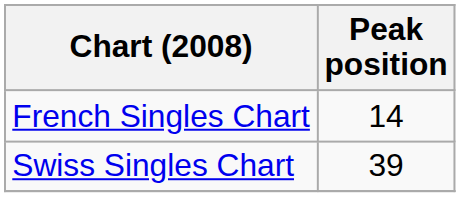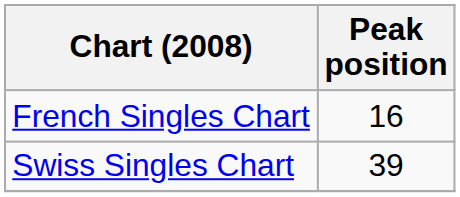(386, 115) 14 -> (386, 115) 16
